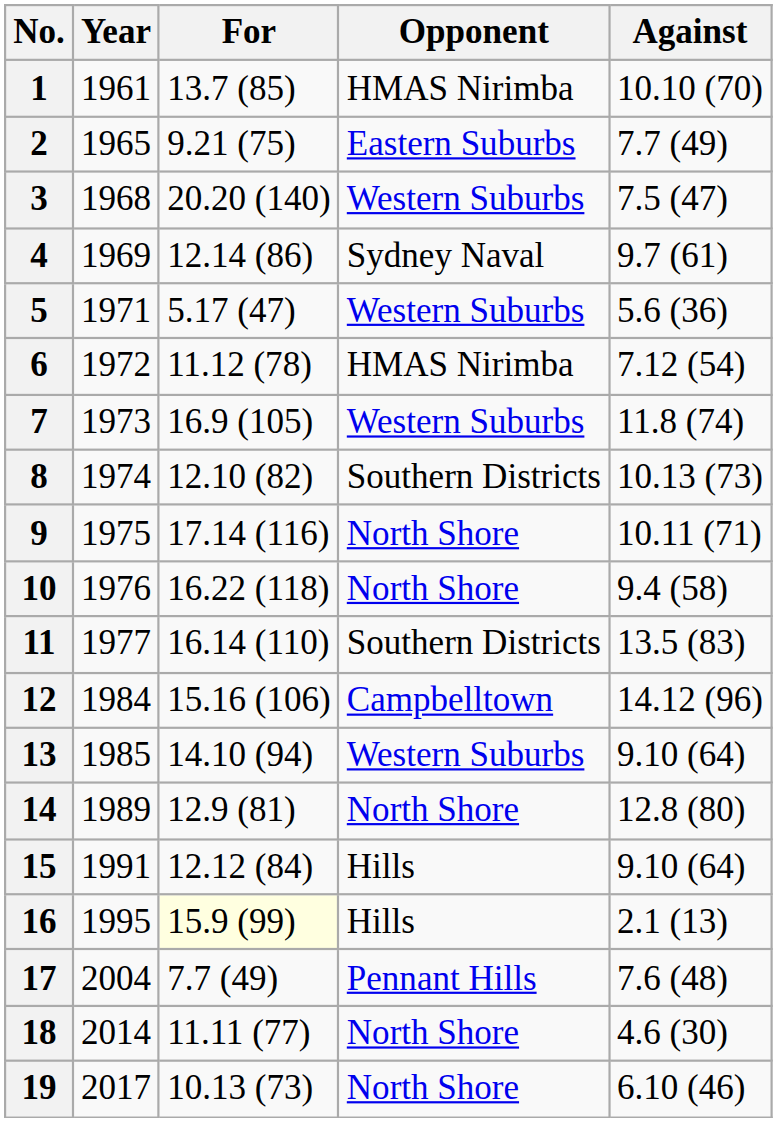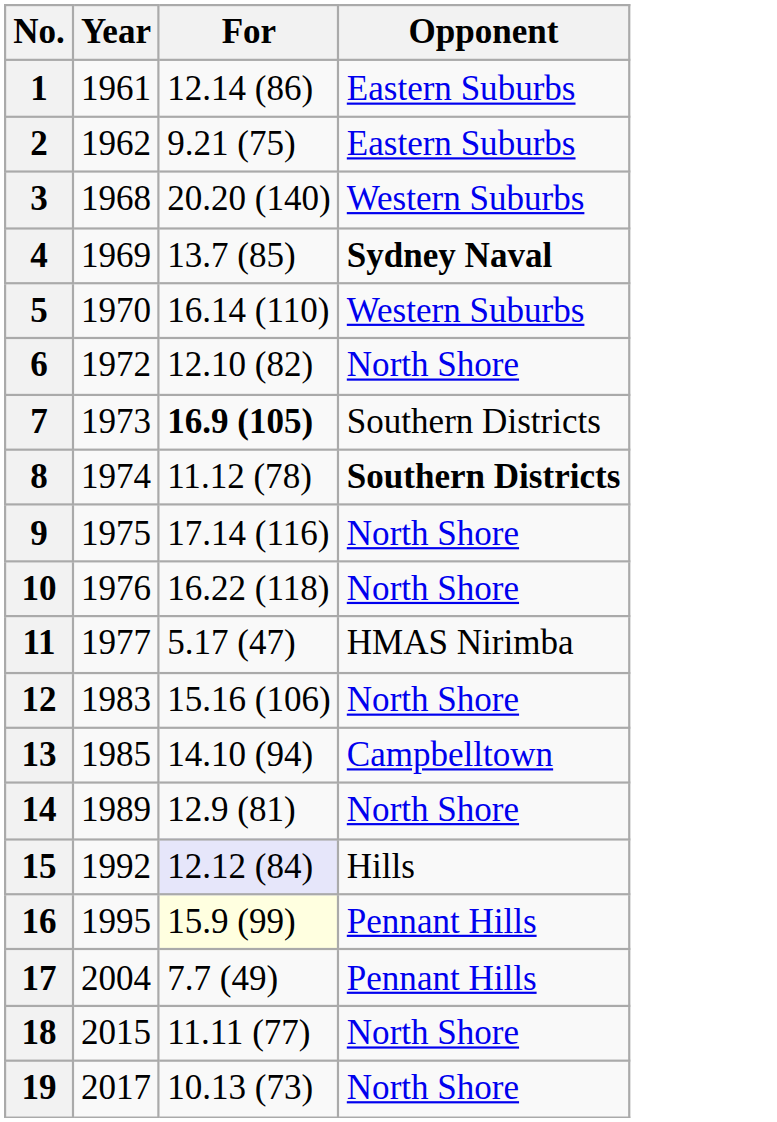- column: (690, 32)
(231, 87) 13.7 (85) -> (240, 87) 12.14 (86)
(460, 87) HMAS Nirimba -> (461, 87) Eastern Suburbs
(116, 143) 1965 -> (116, 143) 1962
(240, 254) 12.14 (86) -> (231, 254) 13.7 (85)
(446, 254) normal -> (450, 254) bold
(116, 310) 1971 -> (116, 310) 1970
(231, 310) 5.17 (47) -> (248, 310) 16.14 (110)
(239, 365) 11.12 (78) -> (240, 365) 12.10 (82)
(460, 365) HMAS Nirimba -> (433, 365) North Shore
(240, 421) normal -> (240, 421) bold
(466, 421) Western Suburbs -> (474, 421) Southern Districts
(240, 476) 12.10 (82) -> (239, 476) 11.12 (78)
(474, 476) normal -> (484, 476) bold
(248, 643) 16.14 (110) -> (231, 643) 5.17 (47)
(474, 643) Southern Districts -> (460, 643) HMAS Nirimba
(116, 699) 1984 -> (116, 699) 1983
(450, 699) Campbelltown -> (433, 699) North Shore
(466, 754) Western Suburbs -> (450, 754) Campbelltown
(116, 865) 1991 -> (116, 865) 1992
(240, 865) no background -> (240, 865) lavender background
(381, 921) Hills -> (442, 921) Pennant Hills
(116, 1032) 2014 -> (116, 1032) 2015
